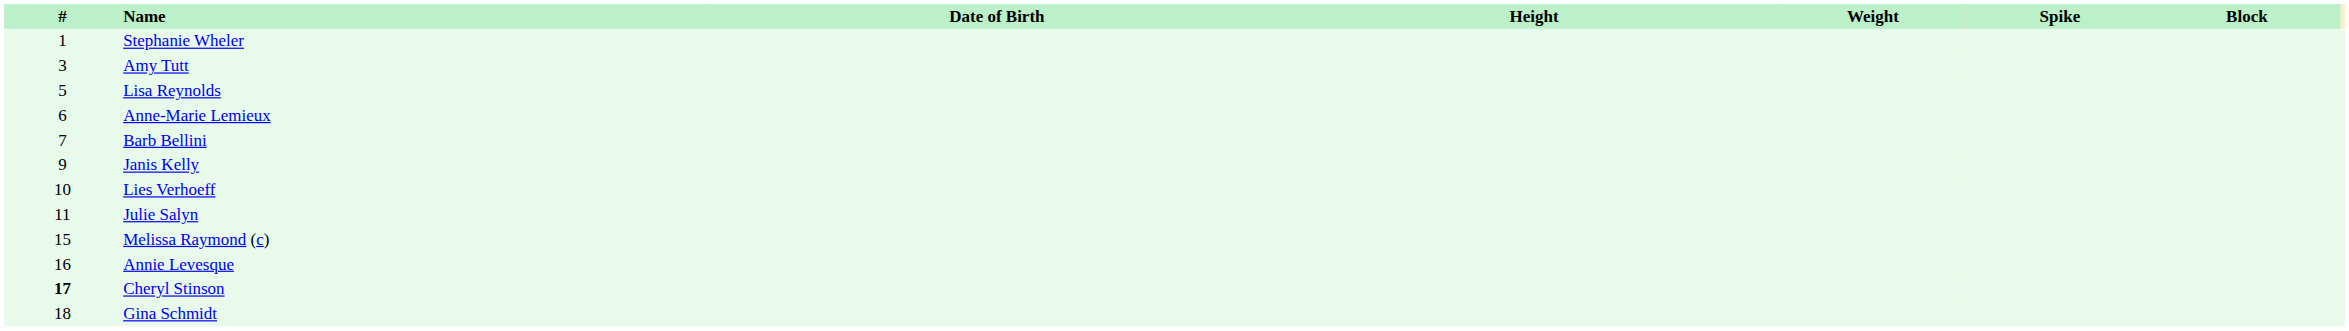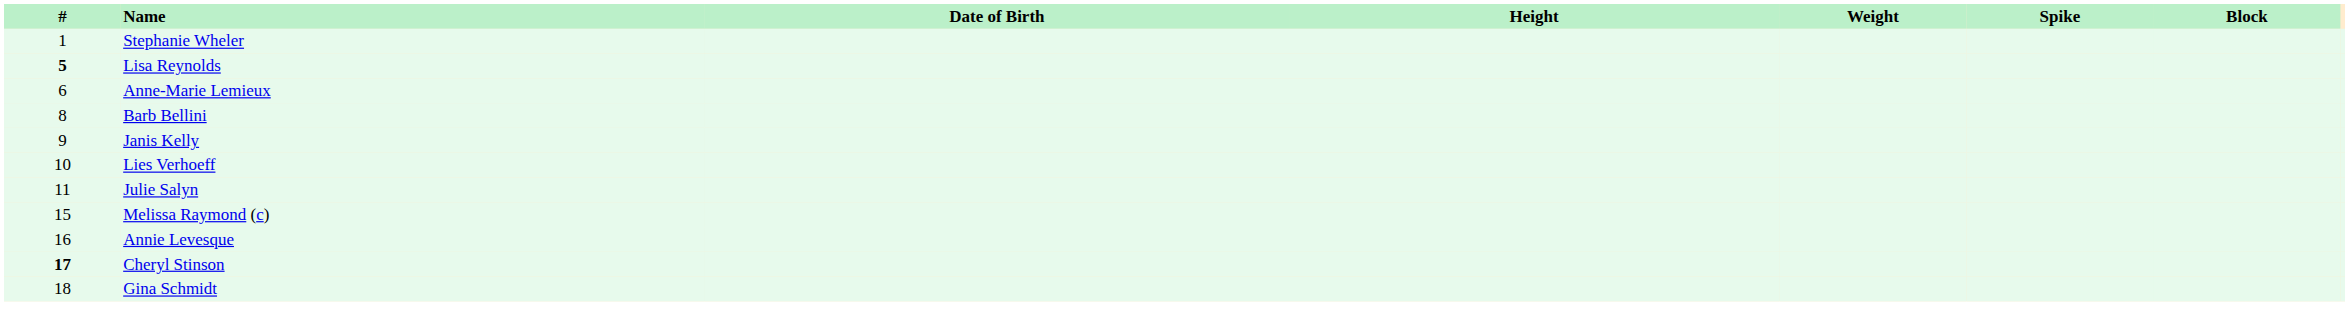- row: (156, 65)
(62, 90) normal -> (62, 65) bold
(62, 140) 7 -> (62, 115) 8
